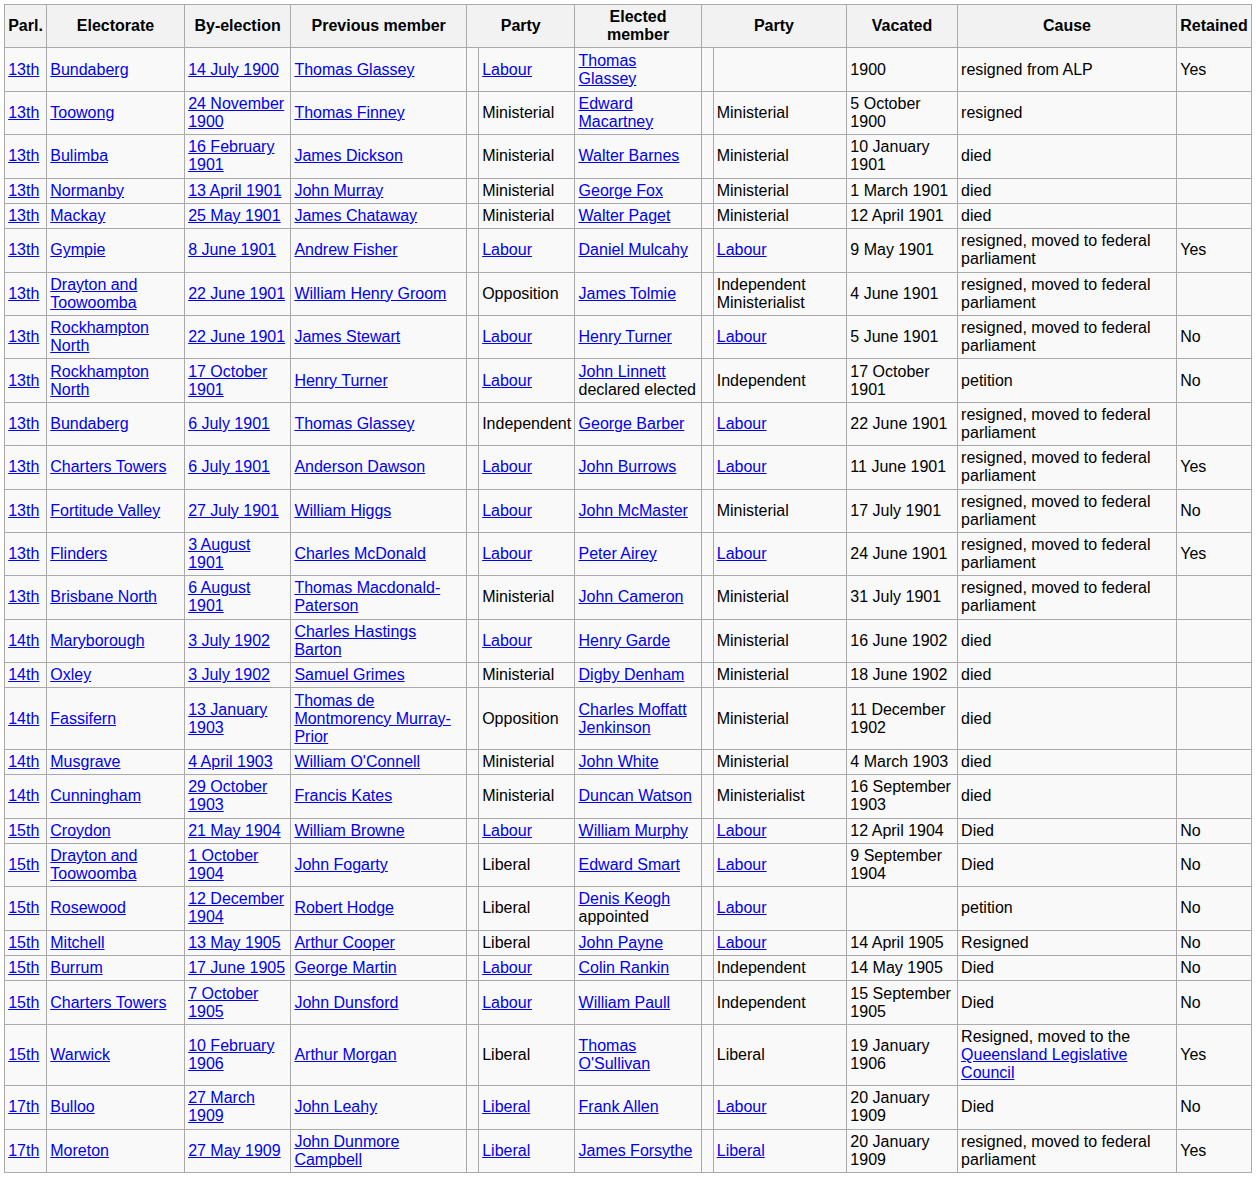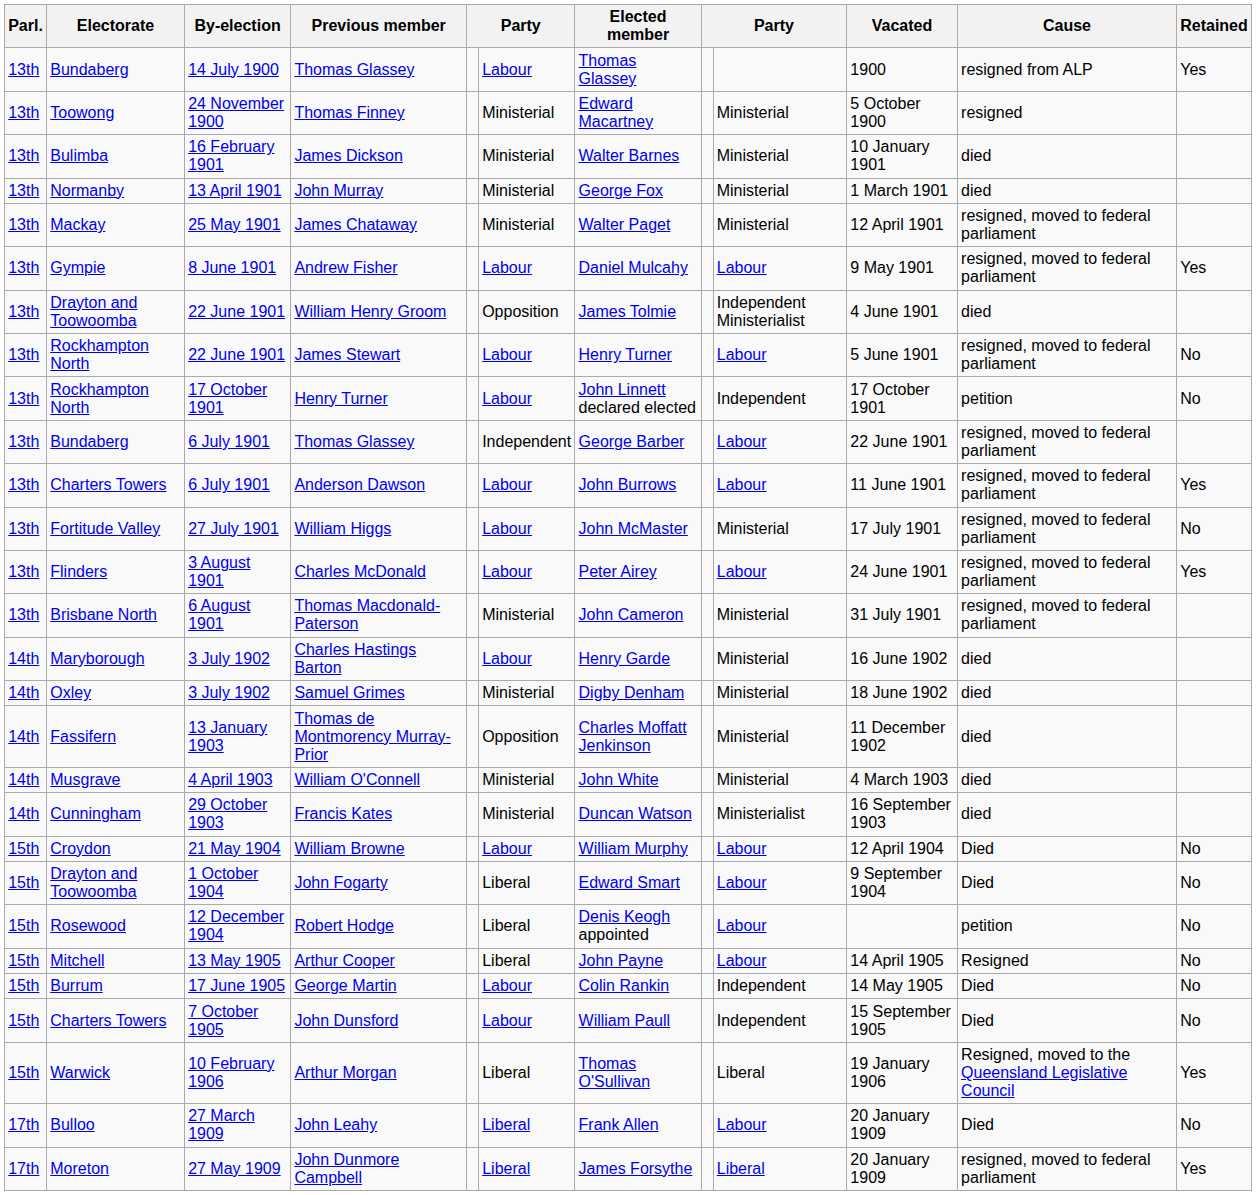(976, 216) died -> (1056, 225) resigned, moved to federal parliament
(1056, 293) resigned, moved to federal parliament -> (976, 311) died
